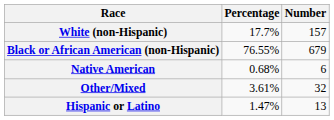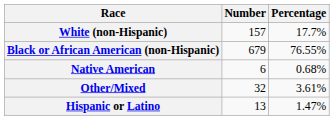columns swapped: (305, 13) <-> (252, 13)
